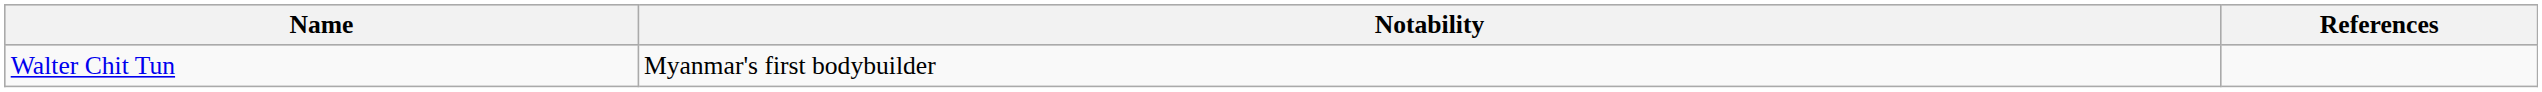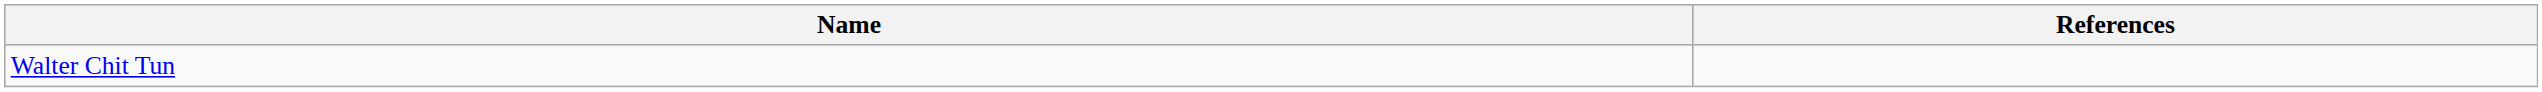- column: (1429, 24)
